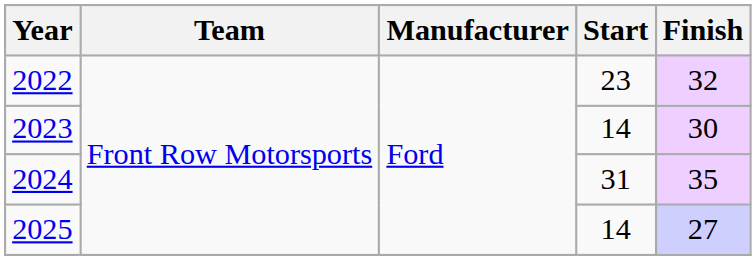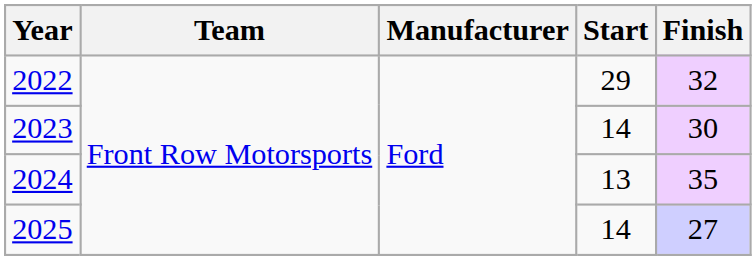(616, 79) 23 -> (616, 79) 29
(616, 179) 31 -> (616, 179) 13
